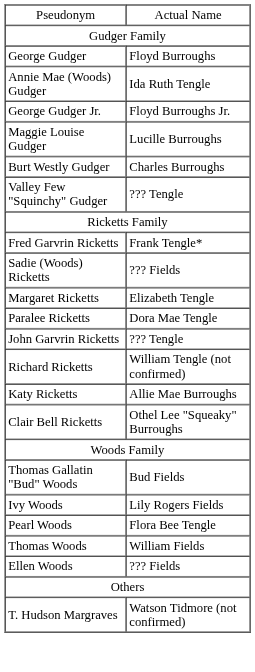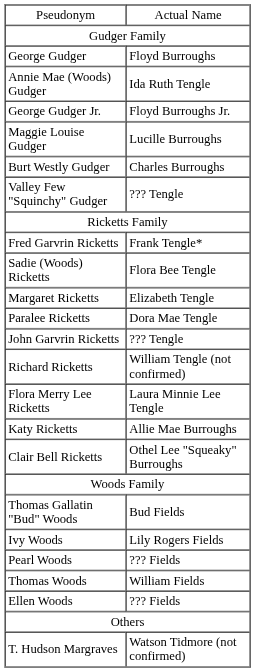(155, 270) ??? Fields -> (173, 270) Flora Bee Tengle
+ row: (50, 401)
(173, 525) Flora Bee Tengle -> (155, 560) ??? Fields
